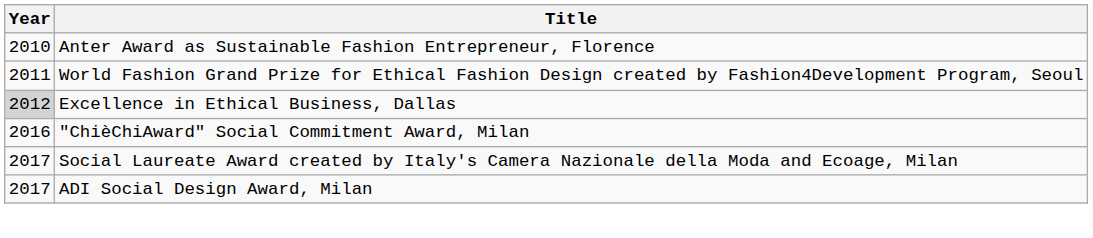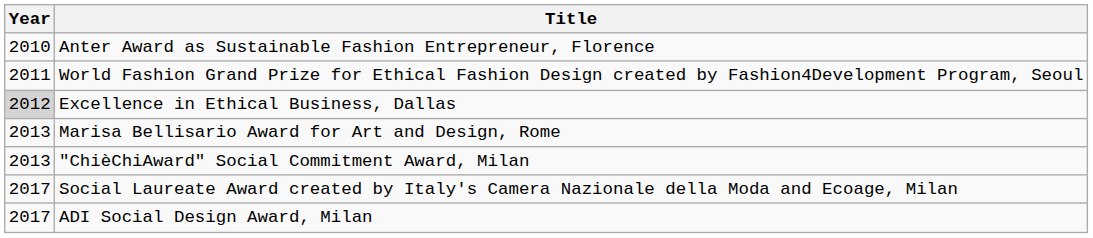+ row: (310, 132)
(30, 132) 2016 -> (30, 161) 2013
